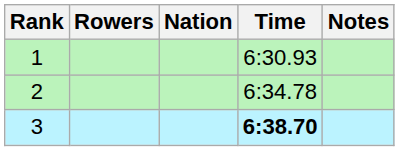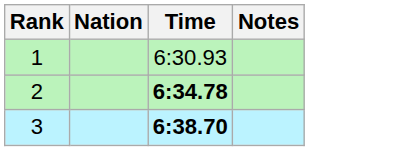- column: (114, 22)
(280, 92) normal -> (190, 92) bold
